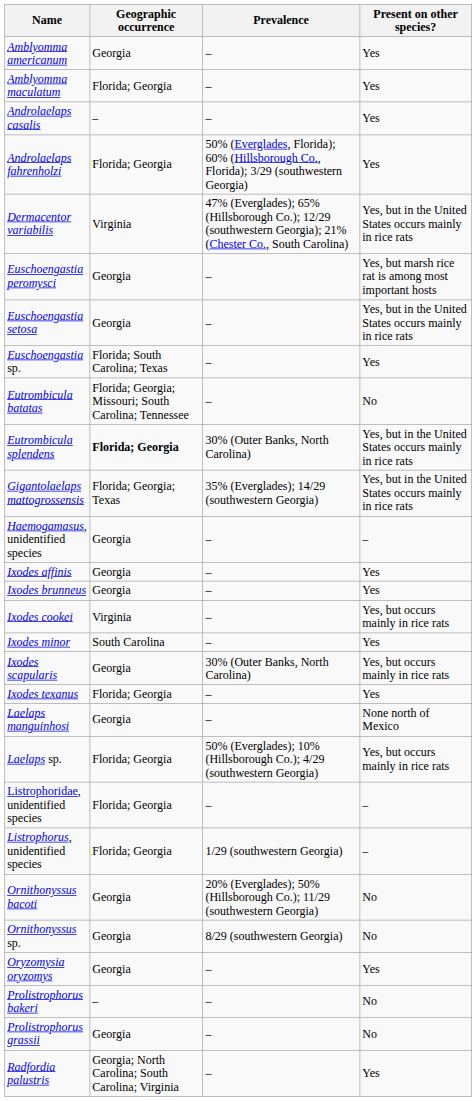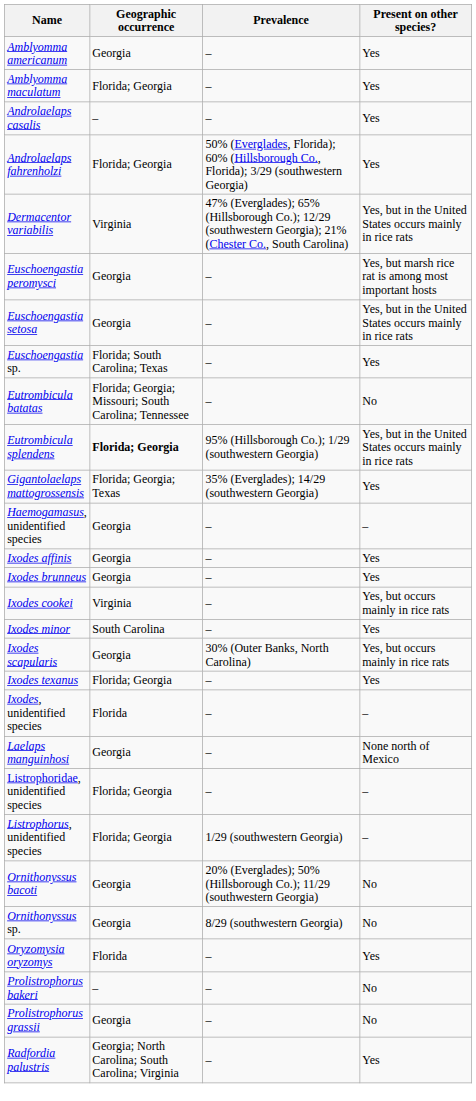(267, 447) 30% (Outer Banks, North Carolina) -> (277, 447) 95% (Hillsborough Co.); 1/29 (southwestern Georgia)
(415, 493) Yes, but in the United States occurs mainly in rice rats -> (371, 486) Yes
+ row: (36, 713)
- row: (34, 759)
(112, 969) Georgia -> (110, 955) Florida
